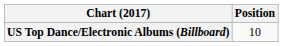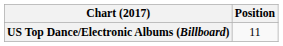(255, 32) 10 -> (255, 32) 11
